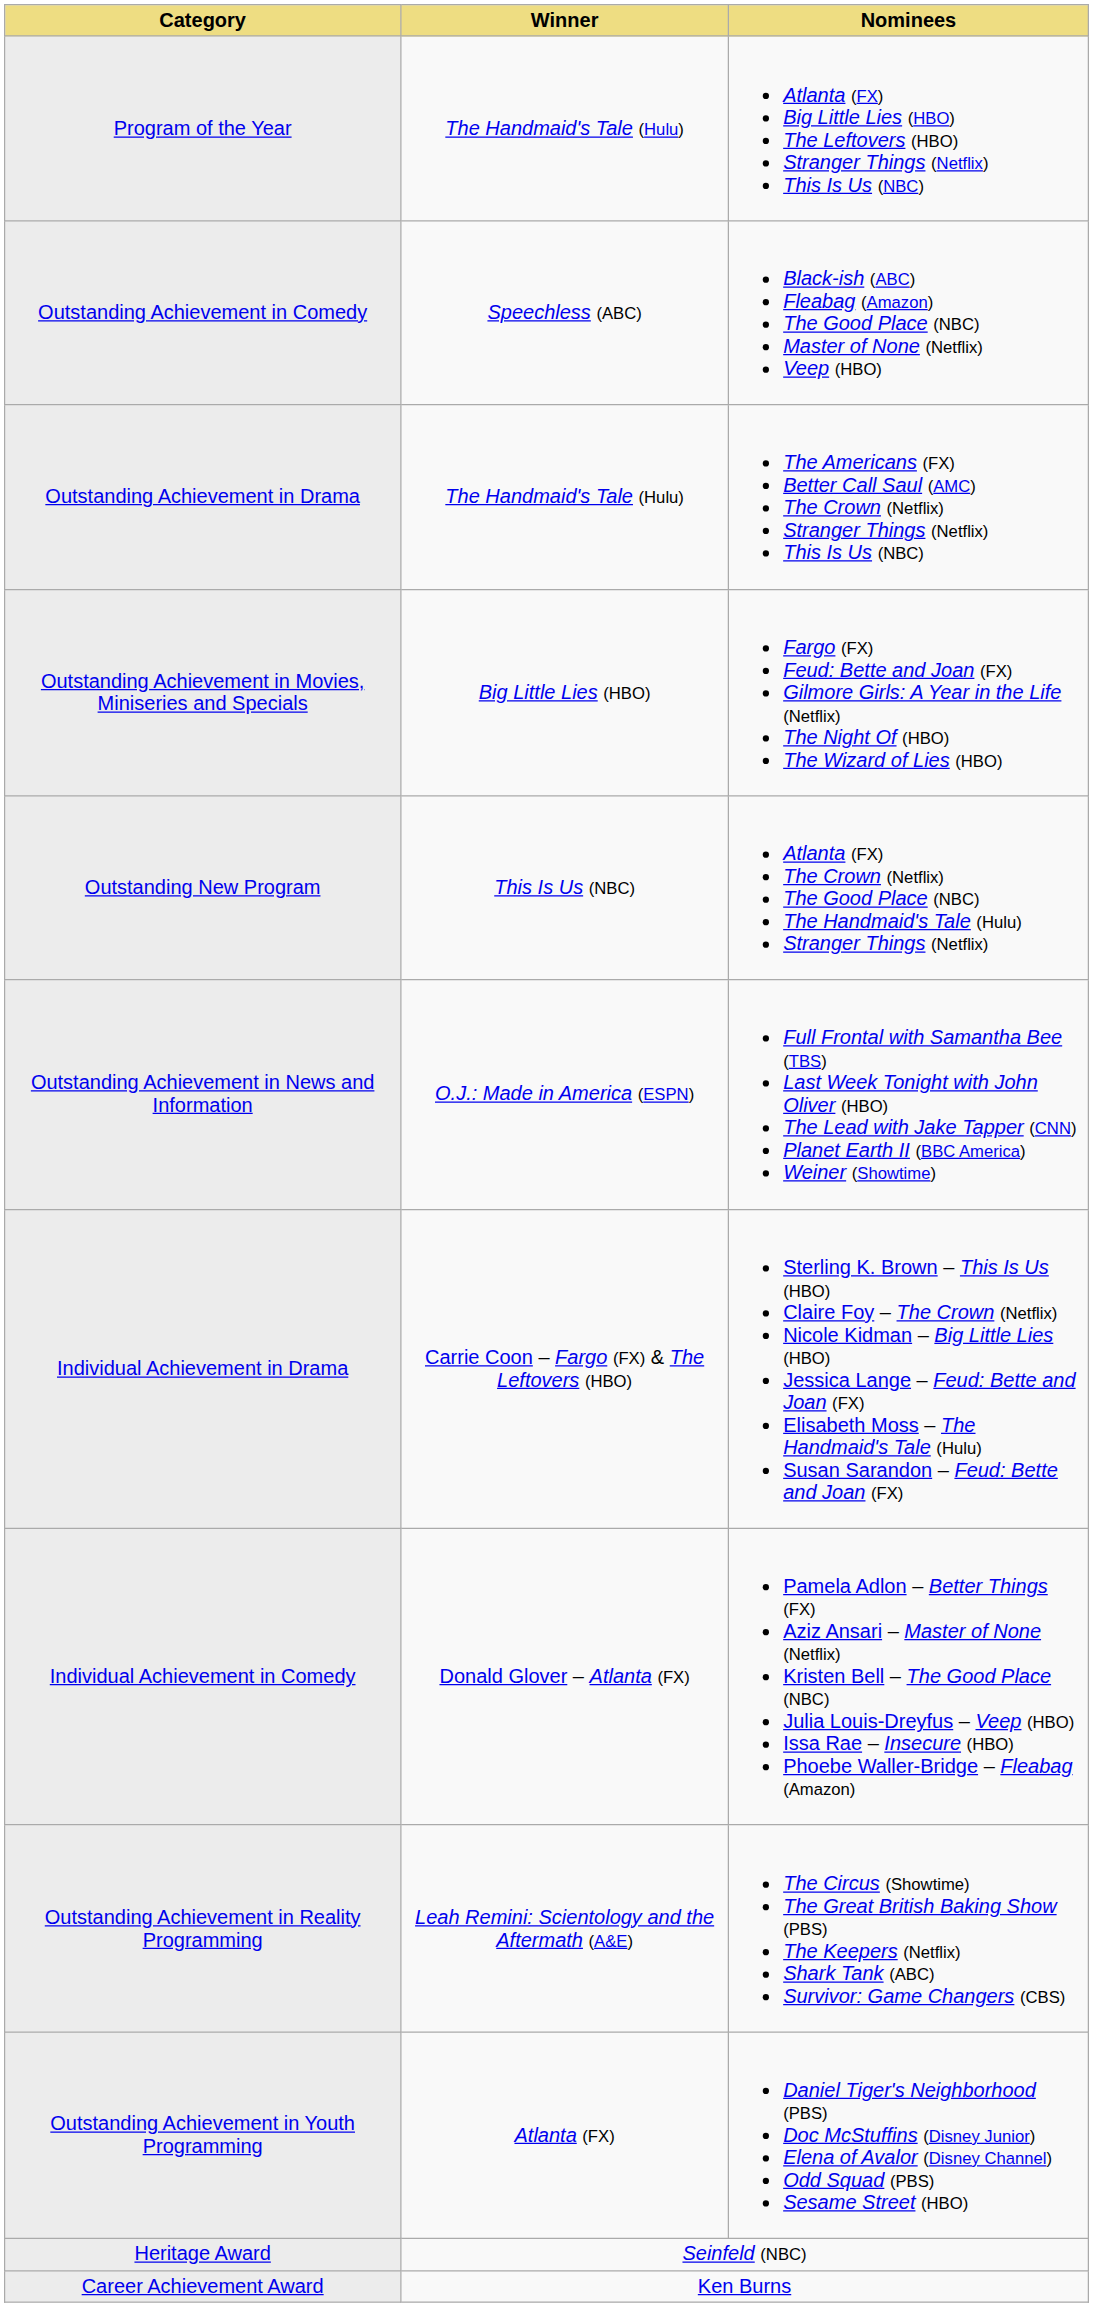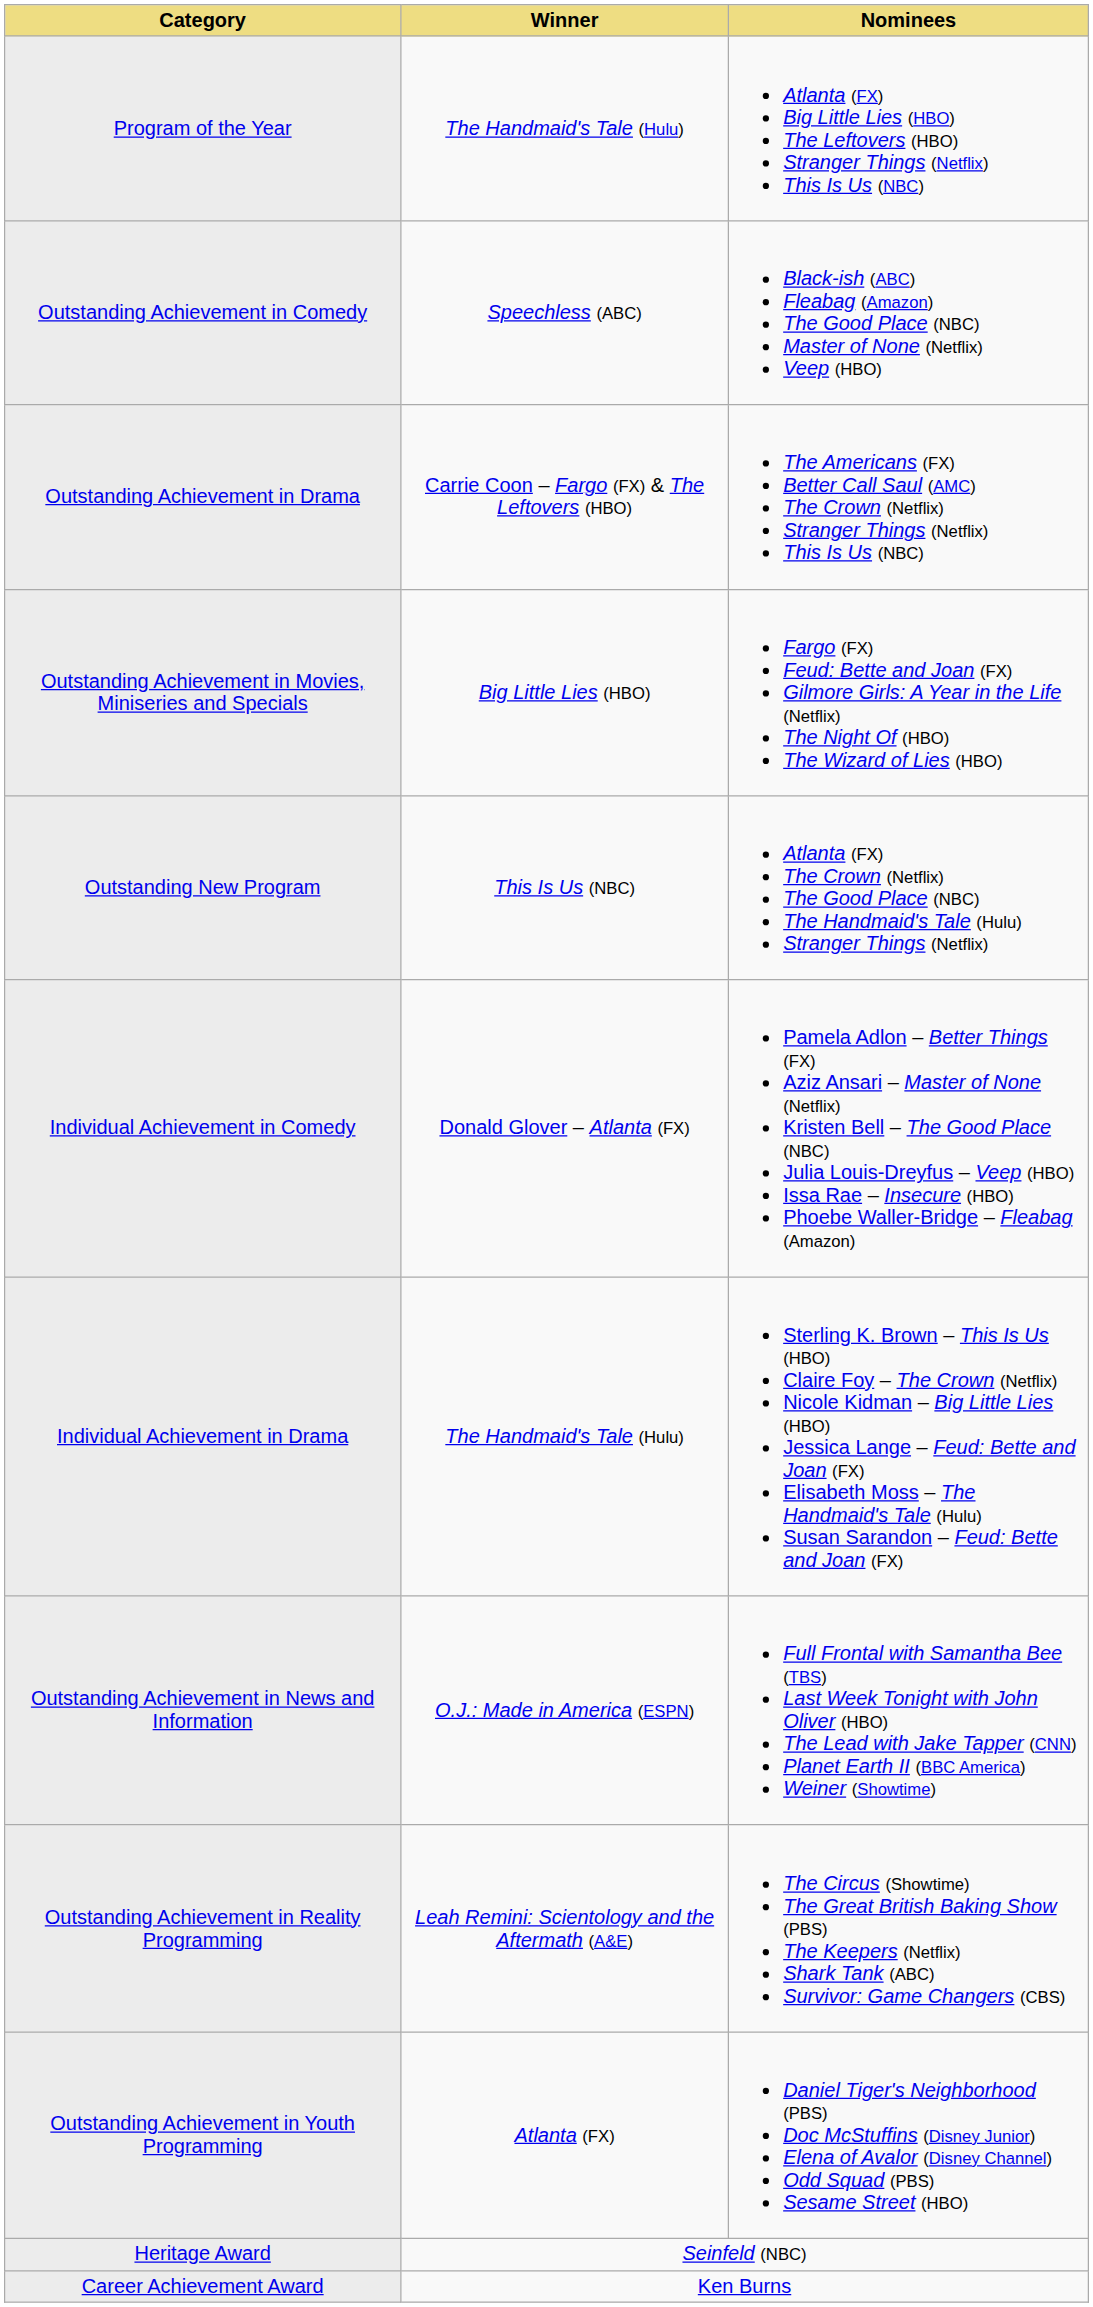(565, 496) The Handmaid's Tale (Hulu) -> (565, 496) Carrie Coon – Fargo (FX) & The Leftovers (HBO)
rows swapped: (203, 1676) <-> (203, 1094)
(565, 1368) Carrie Coon – Fargo (FX) & The Leftovers (HBO) -> (565, 1436) The Handmaid's Tale (Hulu)
